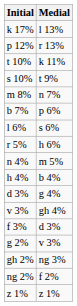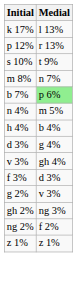- row: (19, 62)
(50, 111) no background -> (50, 95) lightgreen background
- row: (16, 128)
- row: (17, 144)
